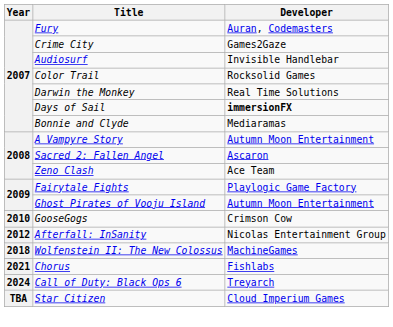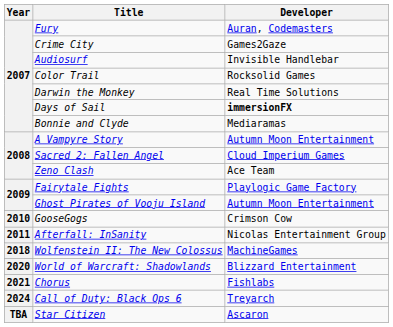(248, 155) Ascaron -> (286, 155) Cloud Imperium Games
(18, 235) 2012 -> (18, 235) 2011
+ row: (123, 267)
(286, 298) Cloud Imperium Games -> (248, 314) Ascaron
